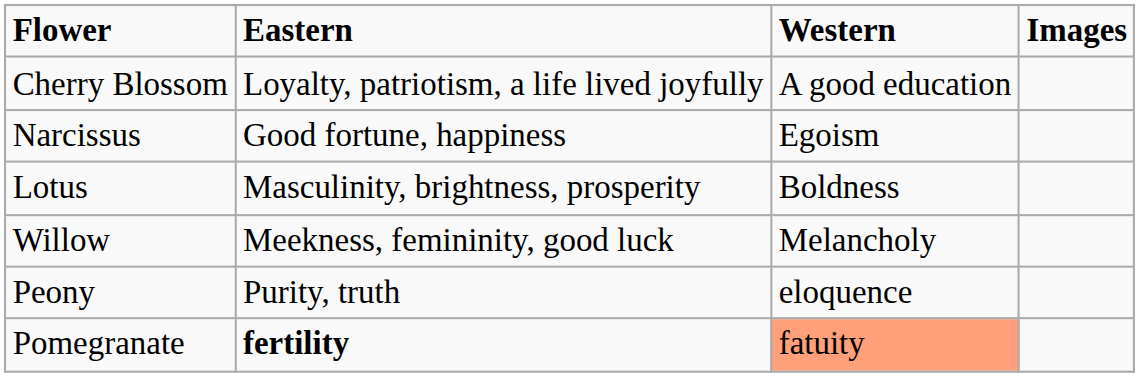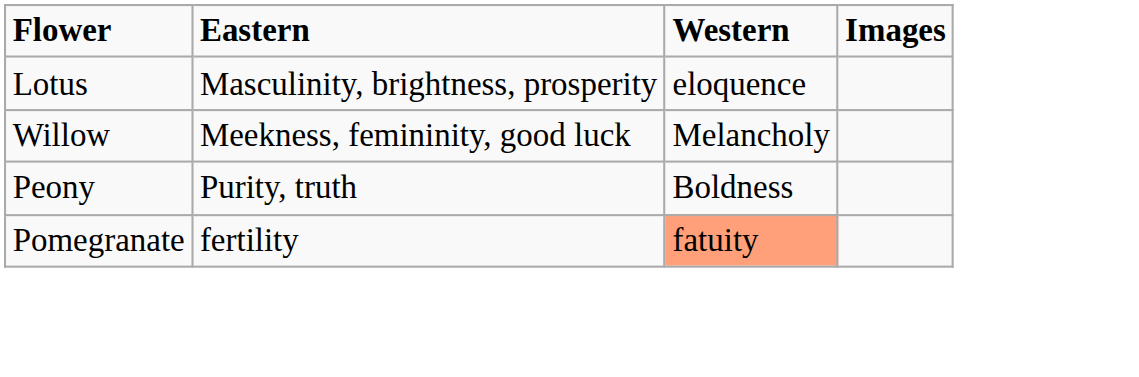- row: (120, 82)
- row: (77, 135)
(839, 187) Boldness -> (739, 82) eloquence
(846, 291) eloquence -> (733, 187) Boldness
(296, 344) bold -> (249, 239) normal
